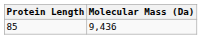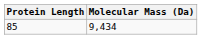(103, 27) 9,436 -> (103, 27) 9,434
